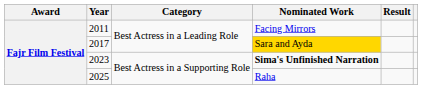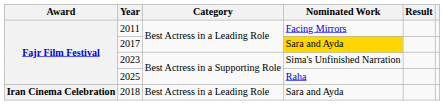(317, 60) bold -> (343, 60) normal
+ row: (130, 92)
